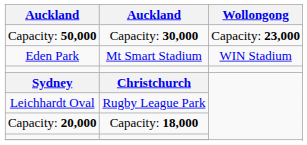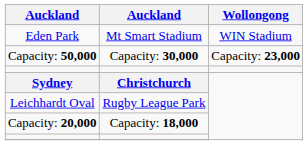rows swapped: (52, 55) <-> (52, 35)
